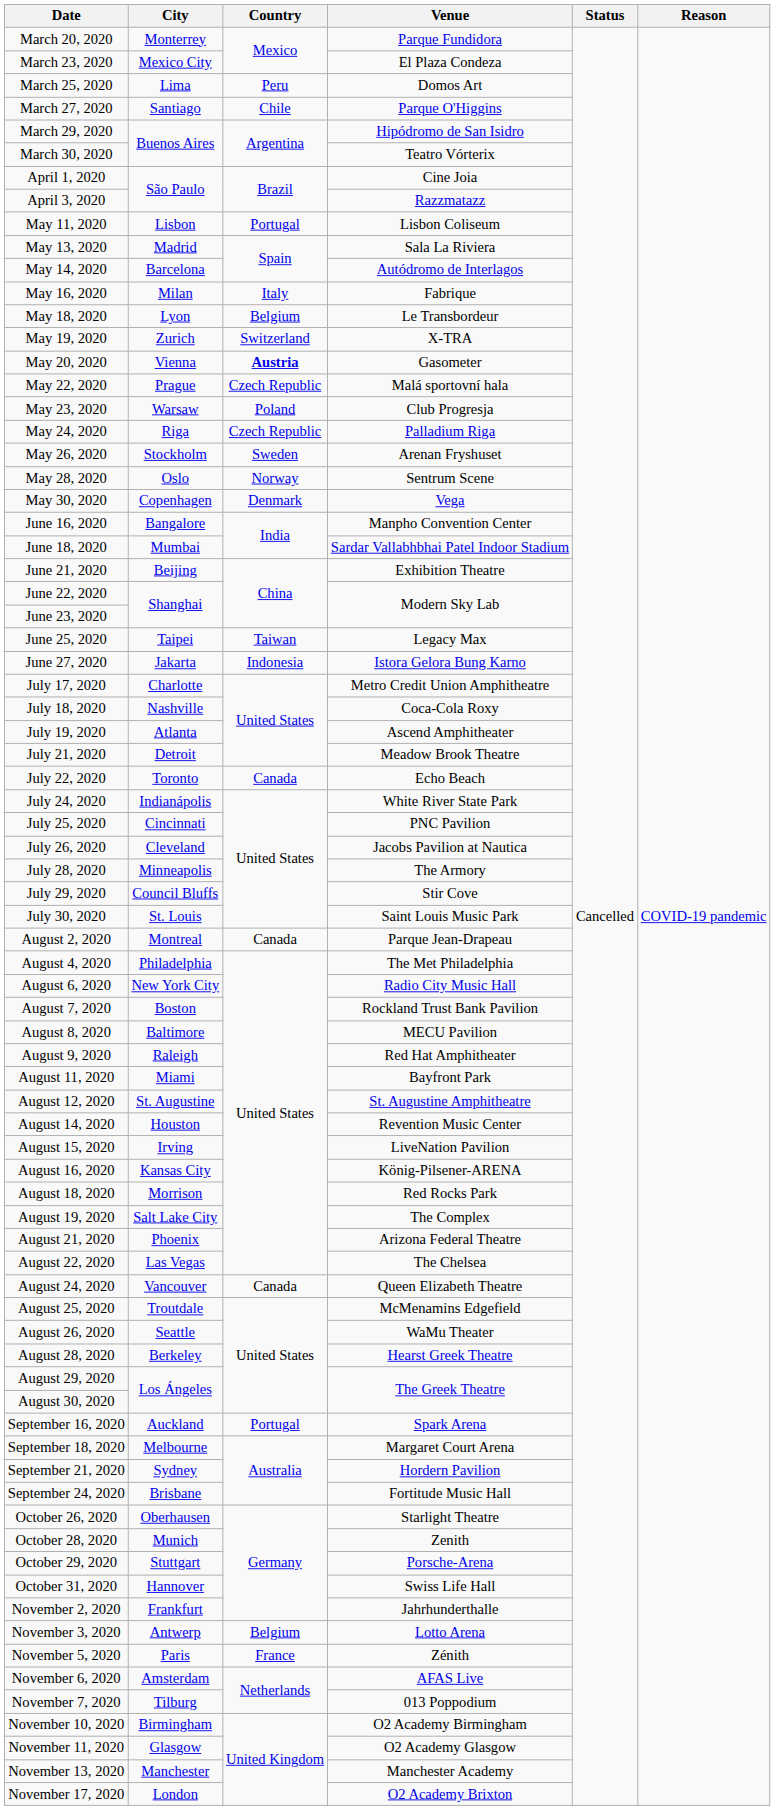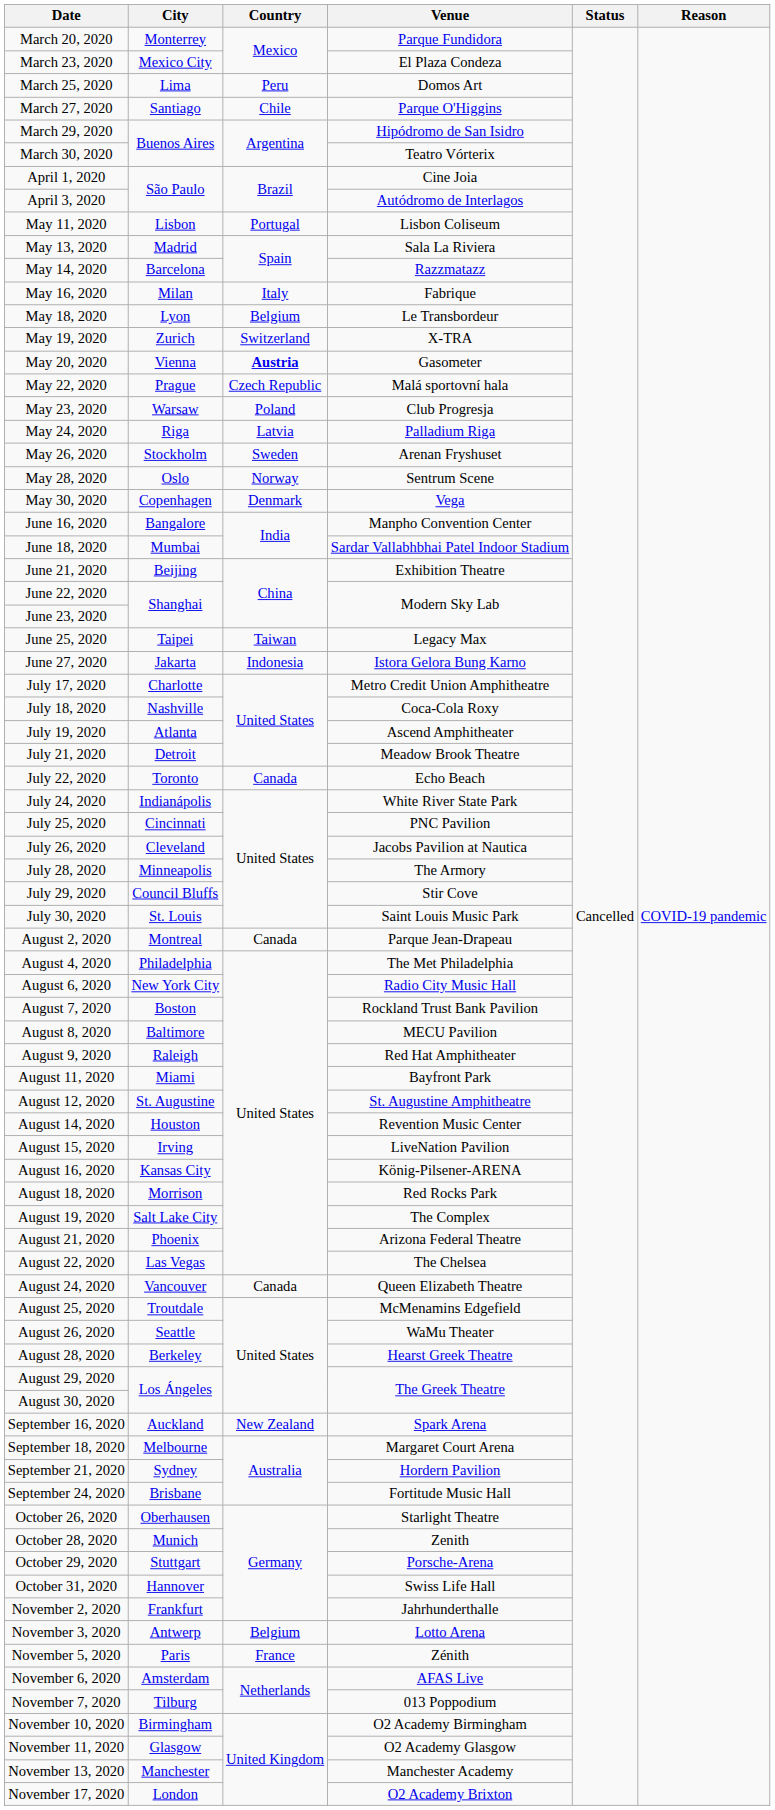(450, 200) Razzmatazz -> (450, 200) Autódromo de Interlagos
(450, 270) Autódromo de Interlagos -> (450, 270) Razzmatazz
(275, 431) Czech Republic -> (275, 431) Latvia
(275, 1424) Portugal -> (275, 1424) New Zealand
